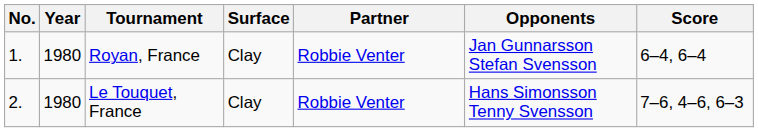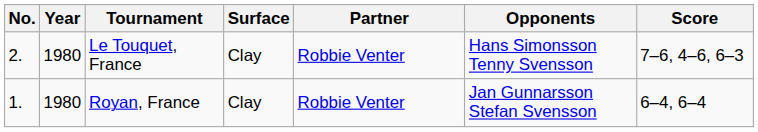rows swapped: (144, 55) <-> (133, 102)
